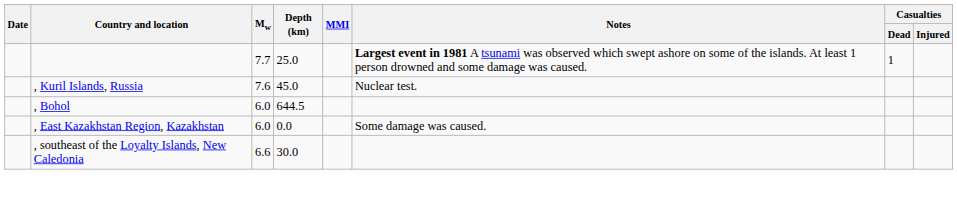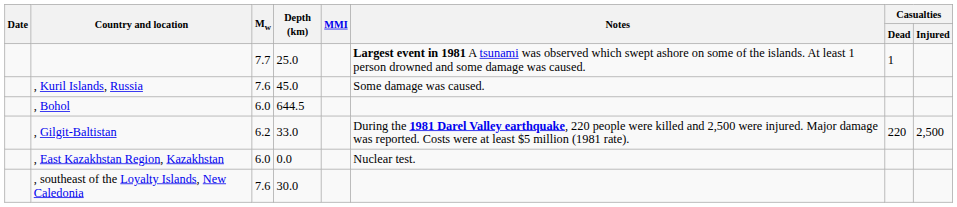(386, 86) Nuclear test. -> (419, 86) Some damage was caused.
+ row: (75, 132)
(421, 125) Some damage was caused. -> (384, 159) Nuclear test.
(263, 152) 6.6 -> (263, 185) 7.6
